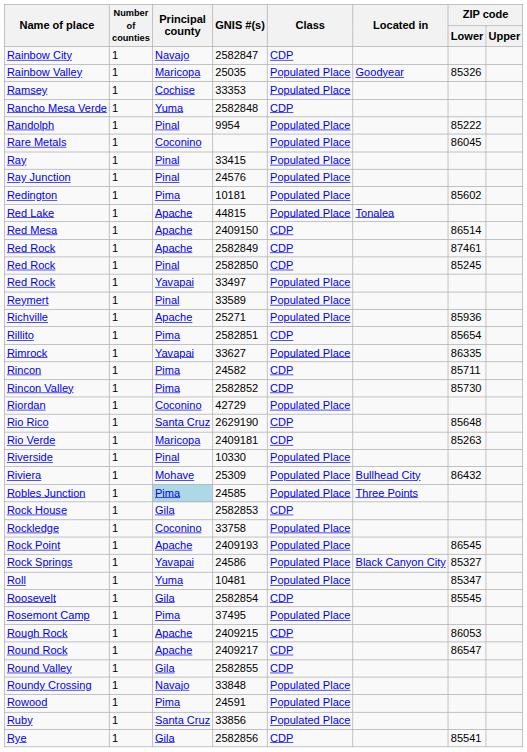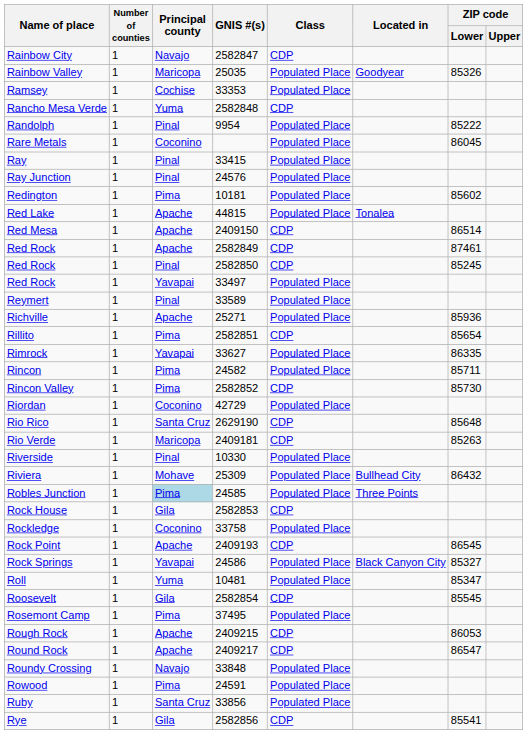(282, 370) CDP -> (310, 370) Populated Place
(310, 545) Populated Place -> (282, 545) CDP
- row: (39, 668)
